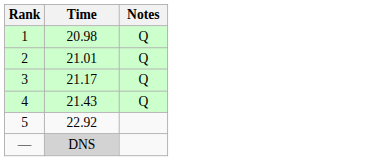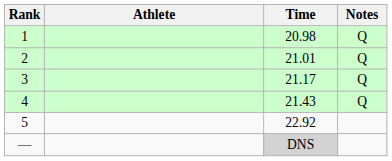+ column: (154, 15)
